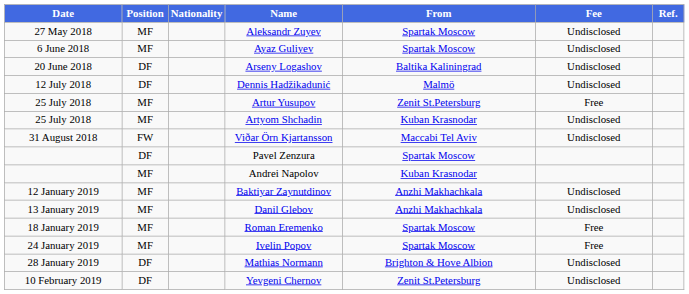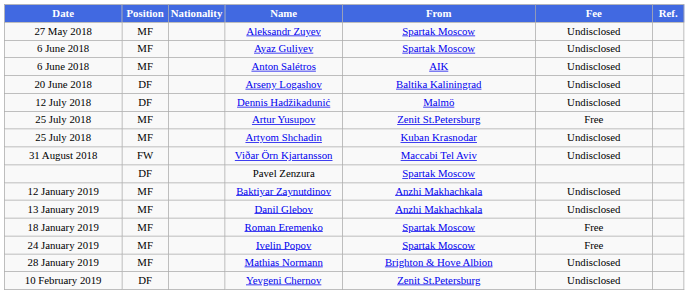+ row: (284, 67)
- row: (284, 174)
(145, 263) DF -> (145, 263) MF
